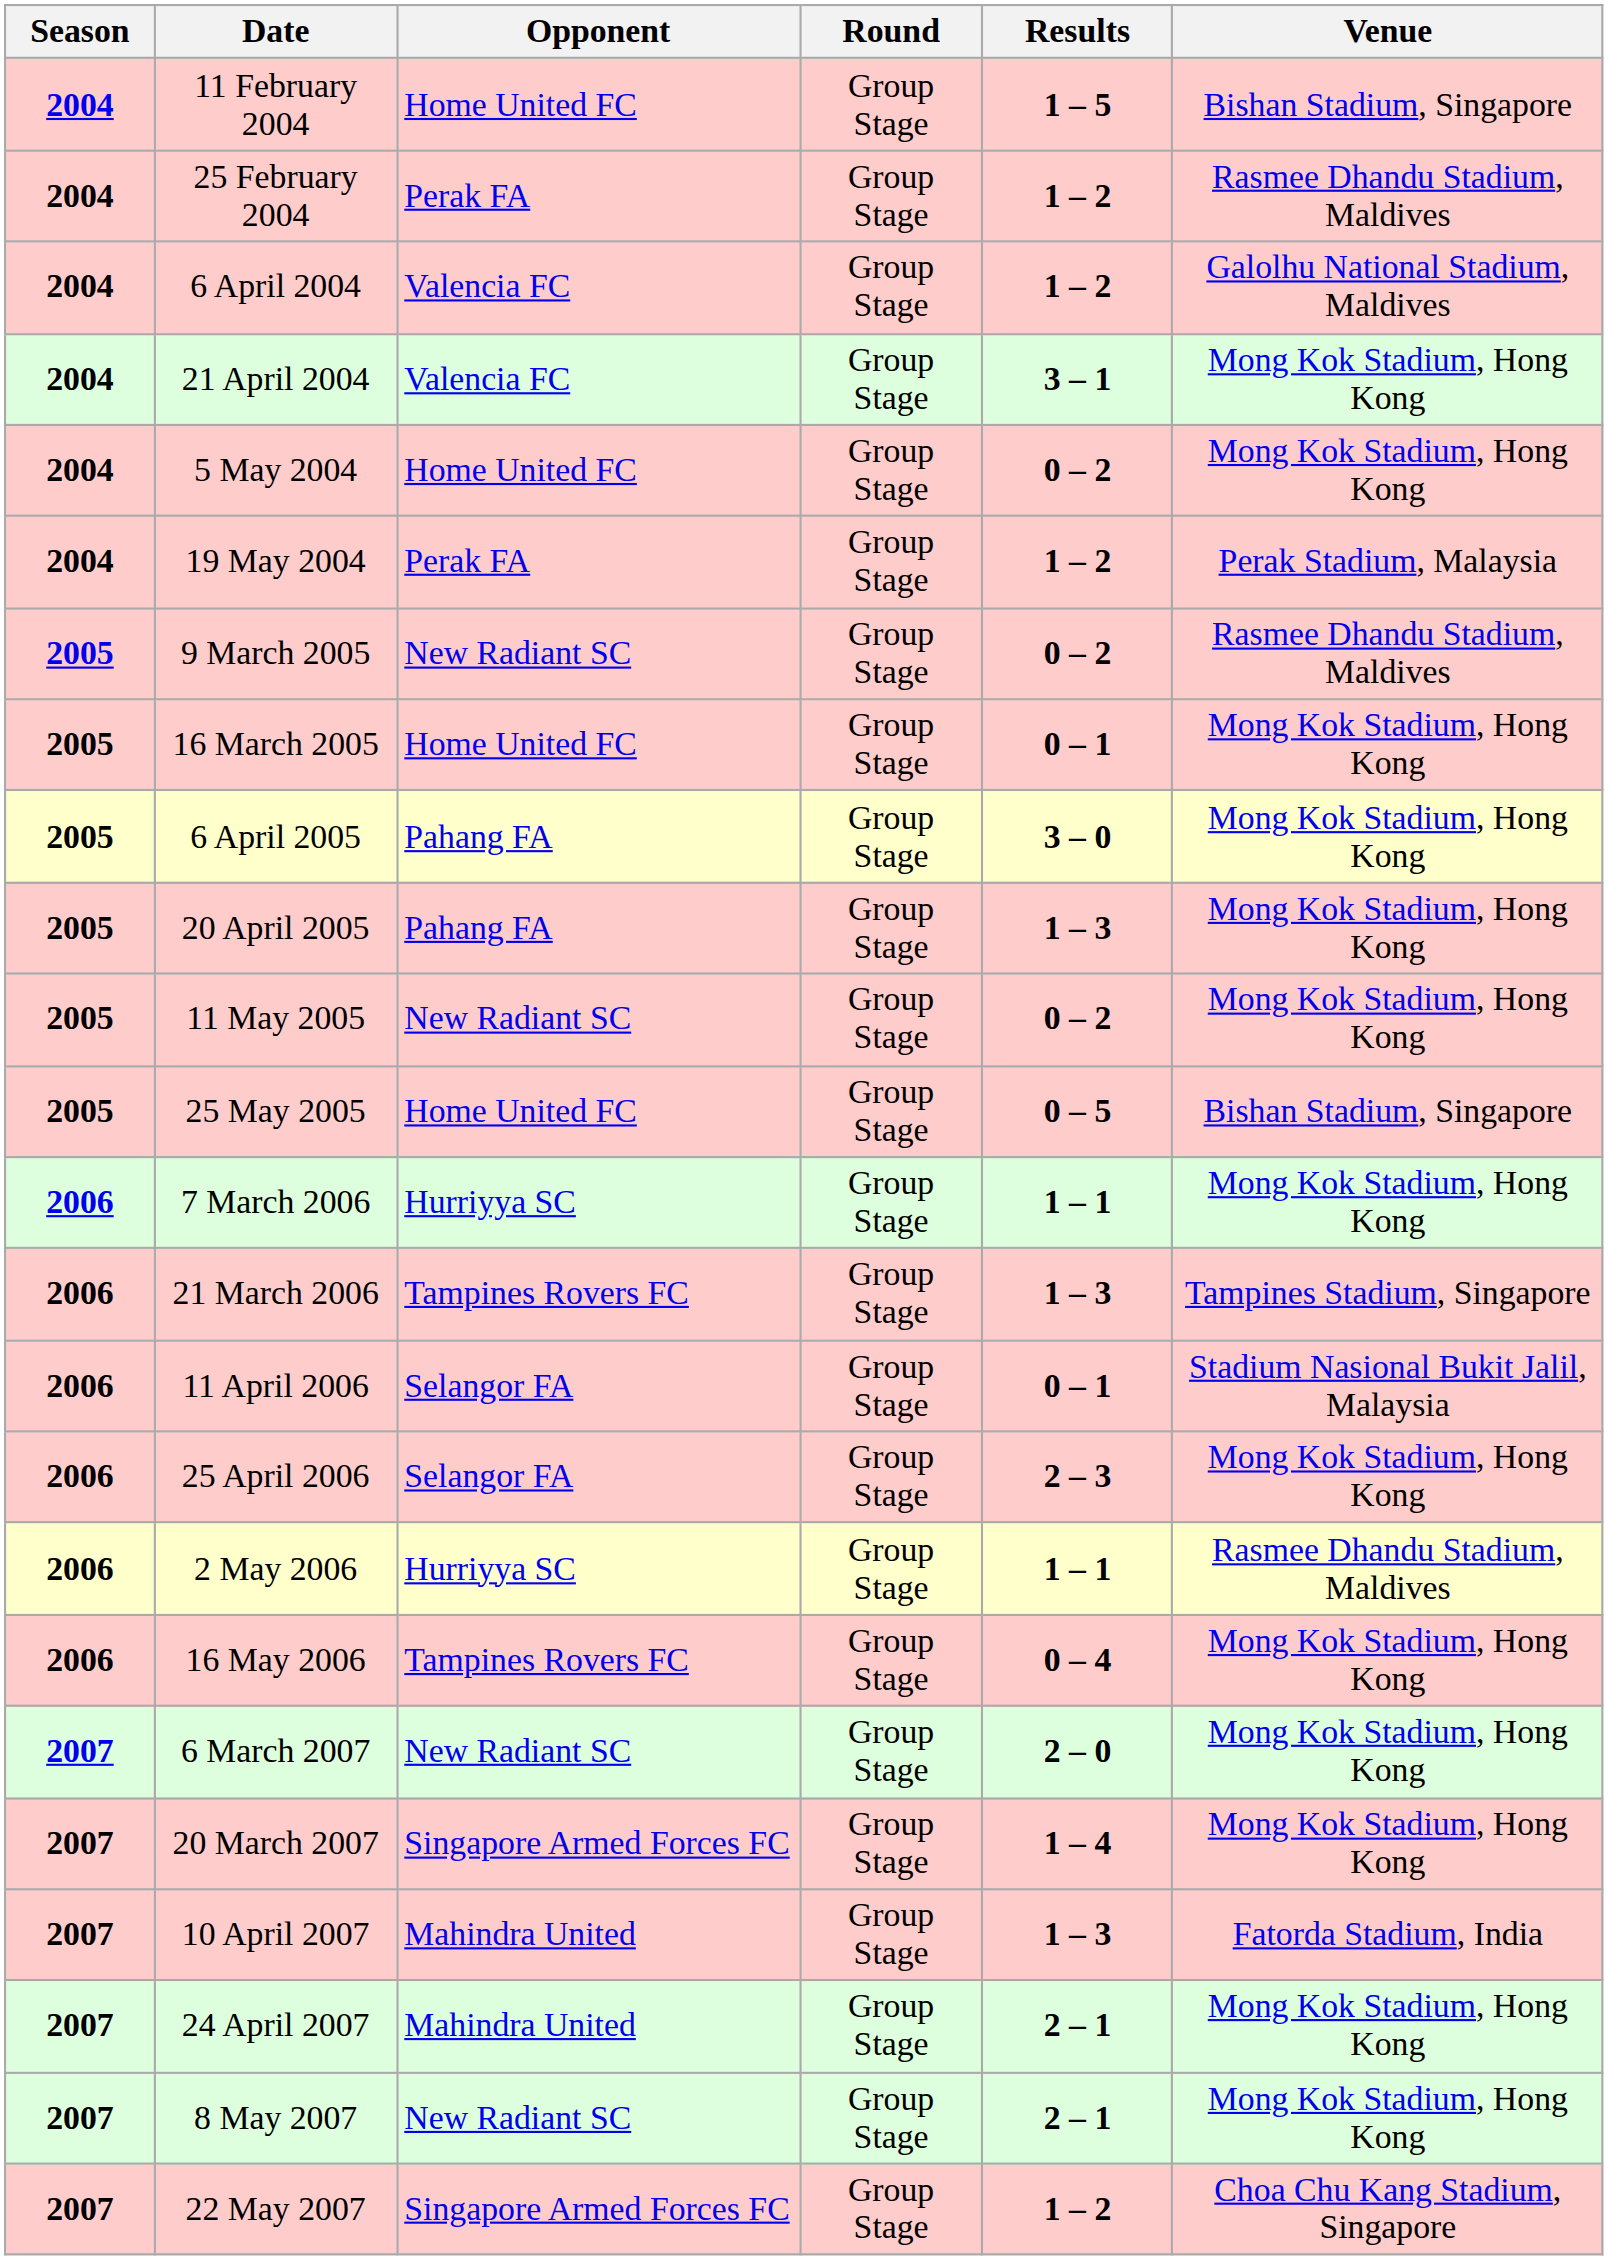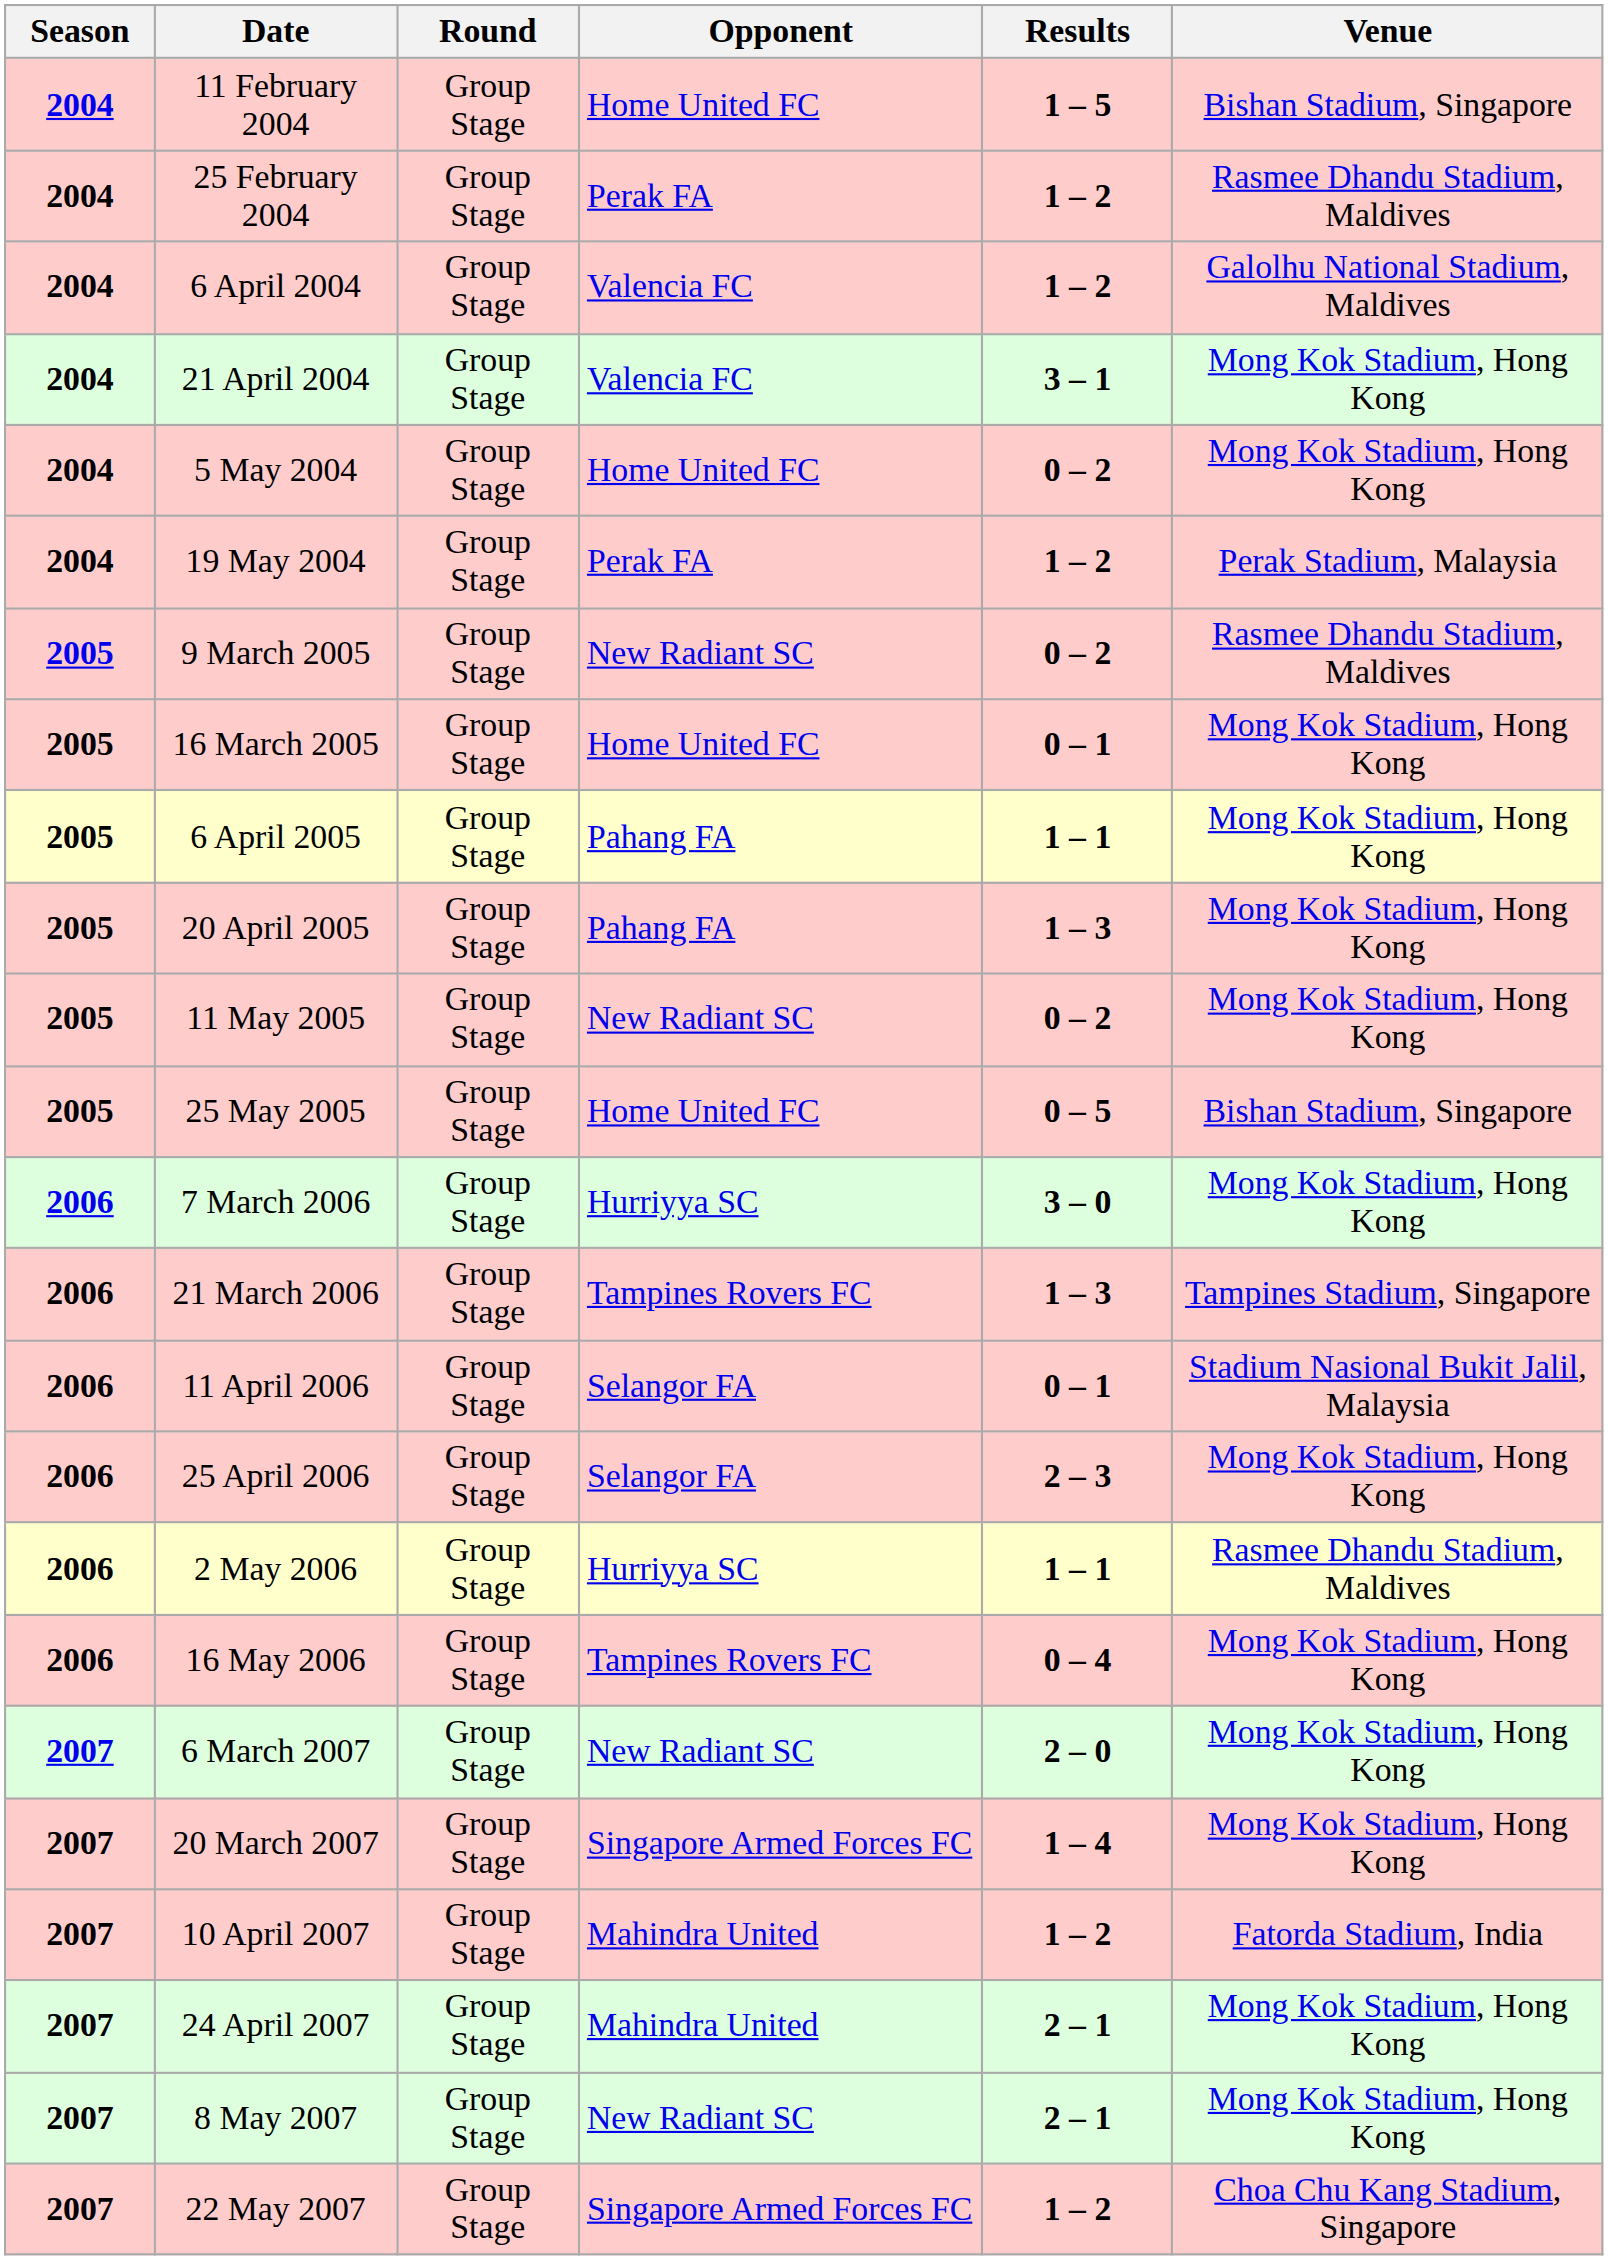columns swapped: (891, 31) <-> (598, 31)
(1077, 835) 3 – 0 -> (1077, 835) 1 – 1
(1077, 1202) 1 – 1 -> (1077, 1202) 3 – 0
(1077, 1934) 1 – 3 -> (1077, 1934) 1 – 2
